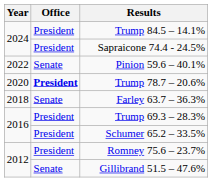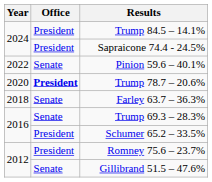(54, 116) President -> (48, 116) Senate
